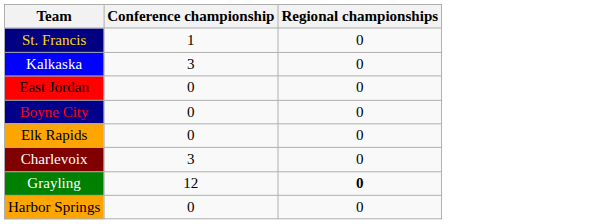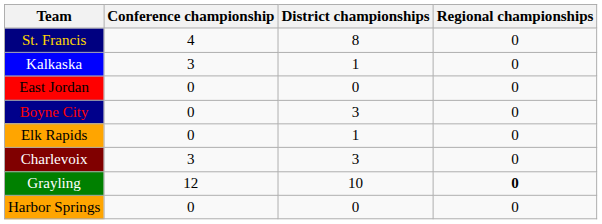+ column: (356, 16)
(191, 40) 1 -> (191, 40) 4
